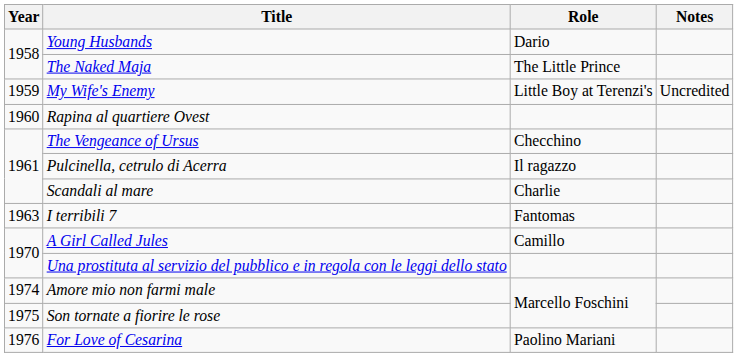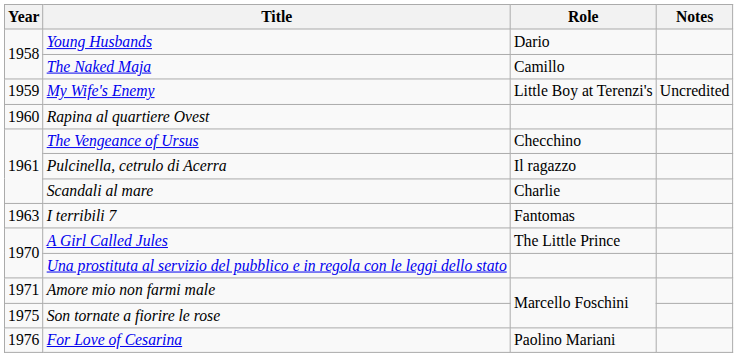(567, 66) The Little Prince -> (539, 66) Camillo
(539, 240) Camillo -> (567, 240) The Little Prince
(24, 290) 1974 -> (24, 290) 1971
